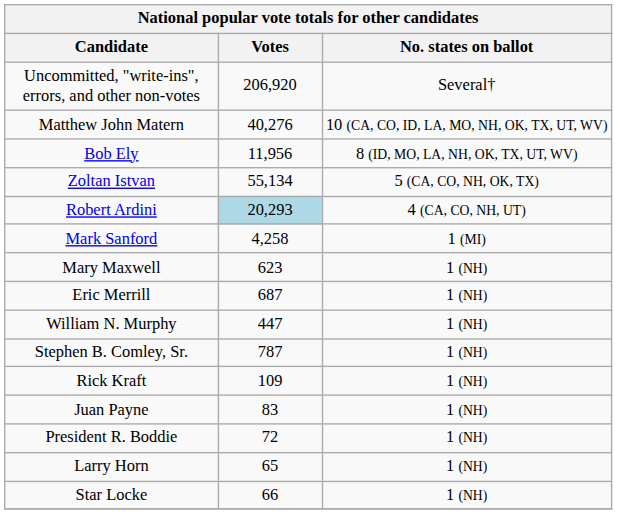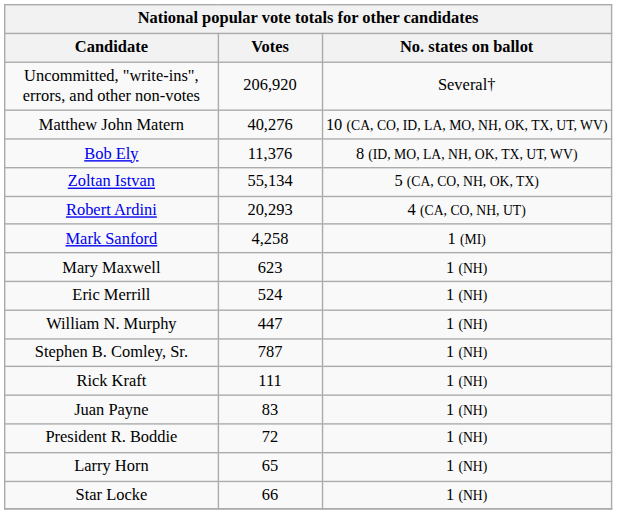(270, 153) 11,956 -> (270, 153) 11,376
(270, 210) lightblue background -> (270, 210) no background
(270, 295) 687 -> (270, 295) 524
(270, 380) 109 -> (270, 380) 111
